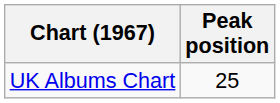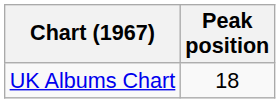(227, 80) 25 -> (227, 80) 18
